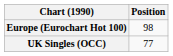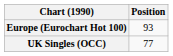(148, 28) 98 -> (148, 28) 93
